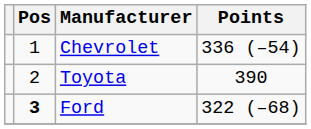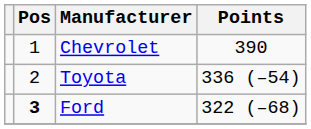(251, 50) 336 (–54) -> (251, 50) 390
(251, 79) 390 -> (251, 79) 336 (–54)
